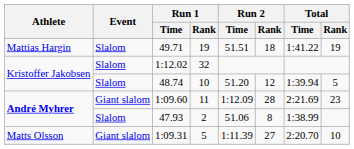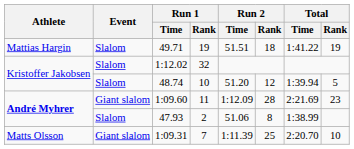(204, 135) 5 -> (204, 135) 7
(270, 135) 27 -> (270, 135) 25
